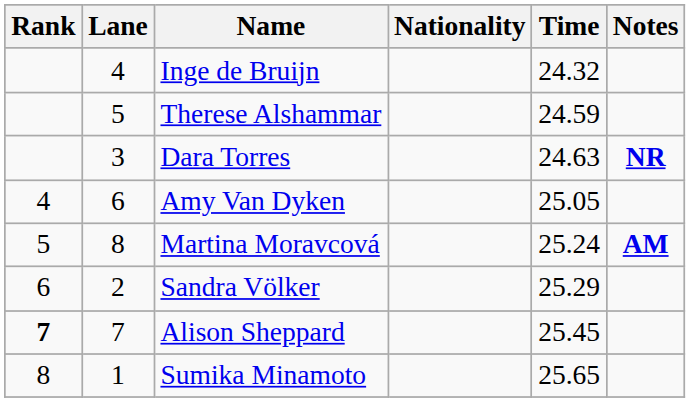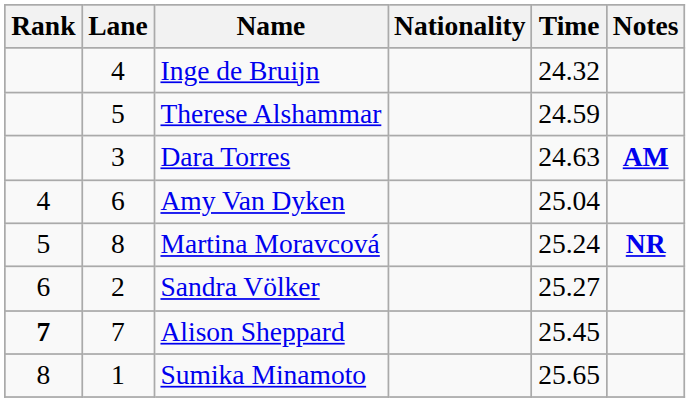(646, 157) NR -> (646, 157) AM
(569, 200) 25.05 -> (569, 200) 25.04
(646, 244) AM -> (646, 244) NR
(569, 288) 25.29 -> (569, 288) 25.27
